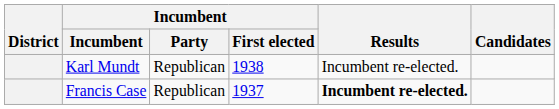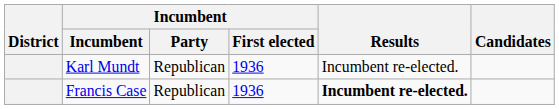(248, 66) 1938 -> (248, 66) 1936
(248, 91) 1937 -> (248, 91) 1936
